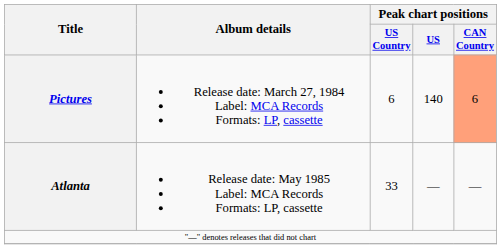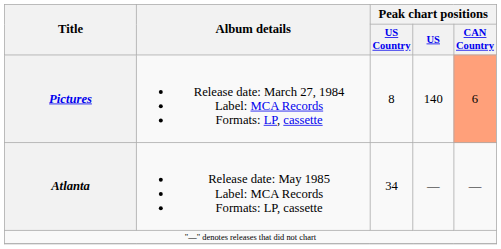(391, 98) 6 -> (391, 98) 8
(391, 186) 33 -> (391, 186) 34
